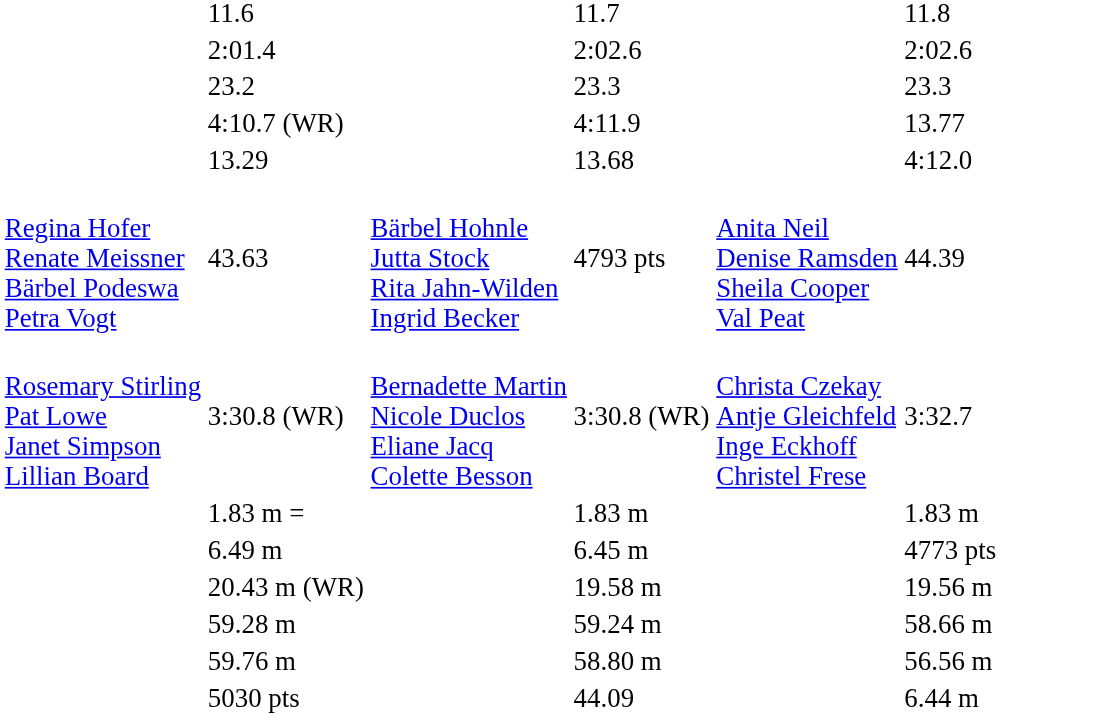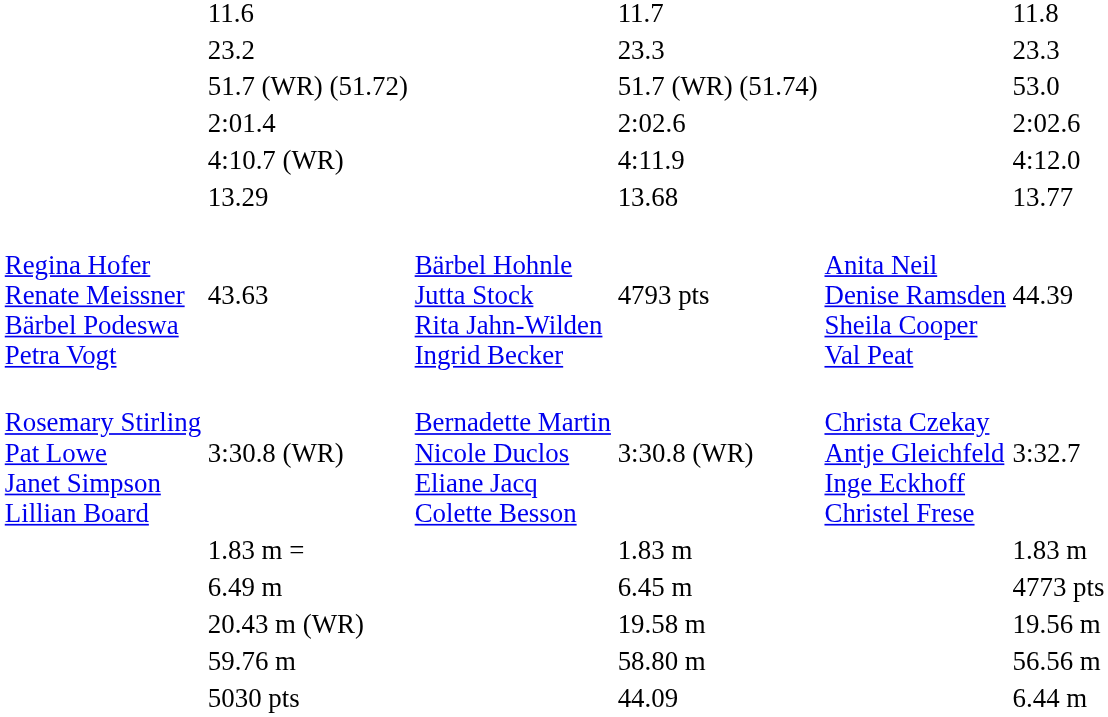rows swapped: (231, 86) <-> (242, 49)
+ row: (308, 86)
(935, 123) 13.77 -> (1047, 160) 4:12.0
(938, 160) 4:12.0 -> (1043, 197) 13.77
- row: (252, 624)
